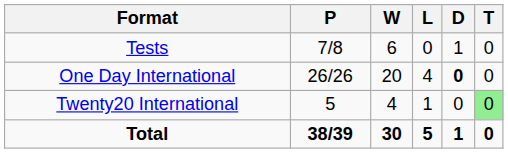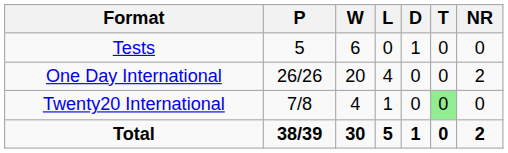+ column: (480, 18)
(330, 47) 7/8 -> (300, 47) 5
(458, 76) bold -> (416, 76) normal
(330, 104) 5 -> (300, 104) 7/8
